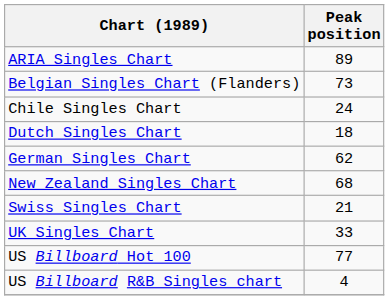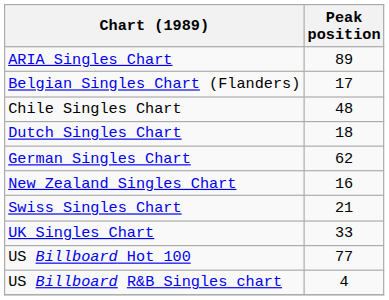(344, 84) 73 -> (344, 84) 17
(344, 109) 24 -> (344, 109) 48
(344, 183) 68 -> (344, 183) 16
